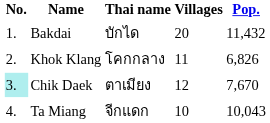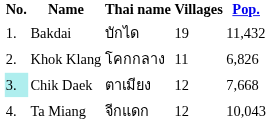(182, 32) 20 -> (182, 32) 19
(243, 84) 7,670 -> (243, 84) 7,668
(182, 111) 10 -> (182, 111) 12
